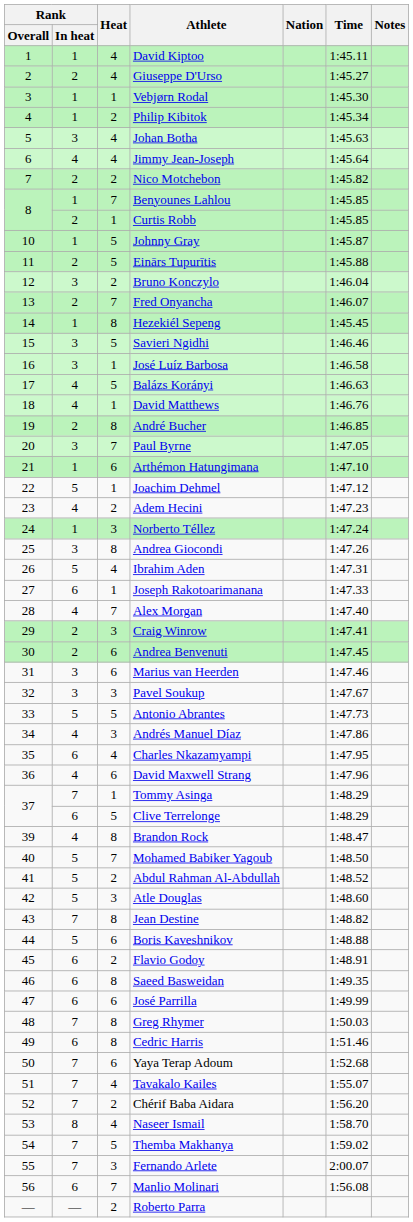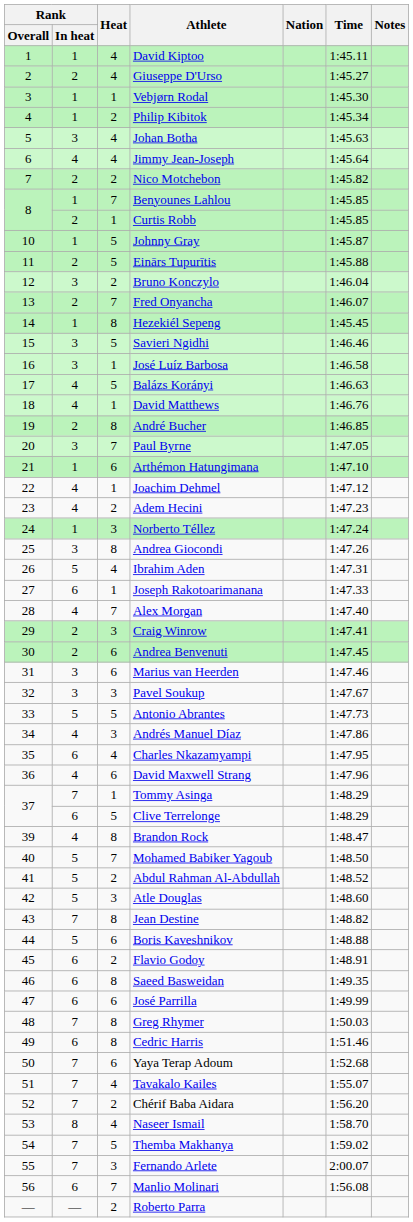(75, 487) 5 -> (75, 487) 4
